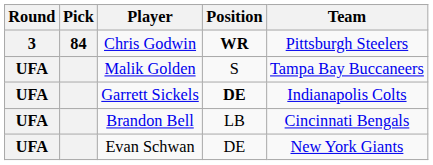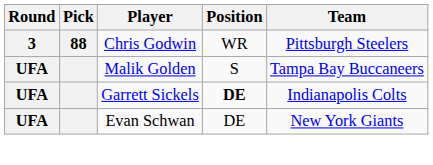(78, 43) 84 -> (78, 43) 88
(234, 43) bold -> (234, 43) normal
- row: (150, 120)
